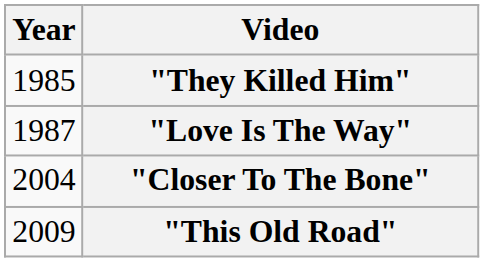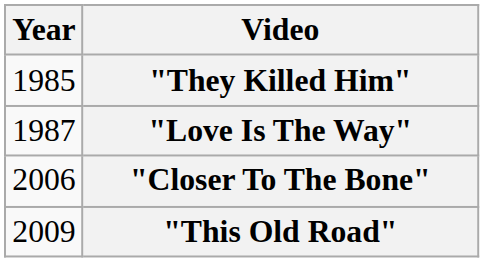(44, 180) 2004 -> (44, 180) 2006
